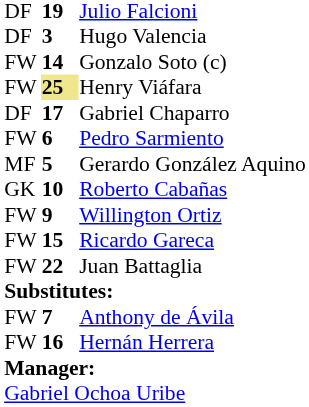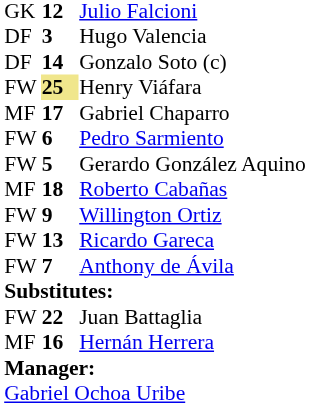(18, 10) DF -> (20, 10) GK
(52, 10) 19 -> (52, 10) 12
(20, 61) FW -> (18, 61) DF
(18, 112) DF -> (20, 112) MF
(20, 163) MF -> (20, 163) FW
(20, 188) GK -> (20, 188) MF
(52, 188) 10 -> (52, 188) 18
(52, 240) 15 -> (52, 240) 13
rows swapped: (141, 265) <-> (157, 316)
(20, 342) FW -> (20, 342) MF
